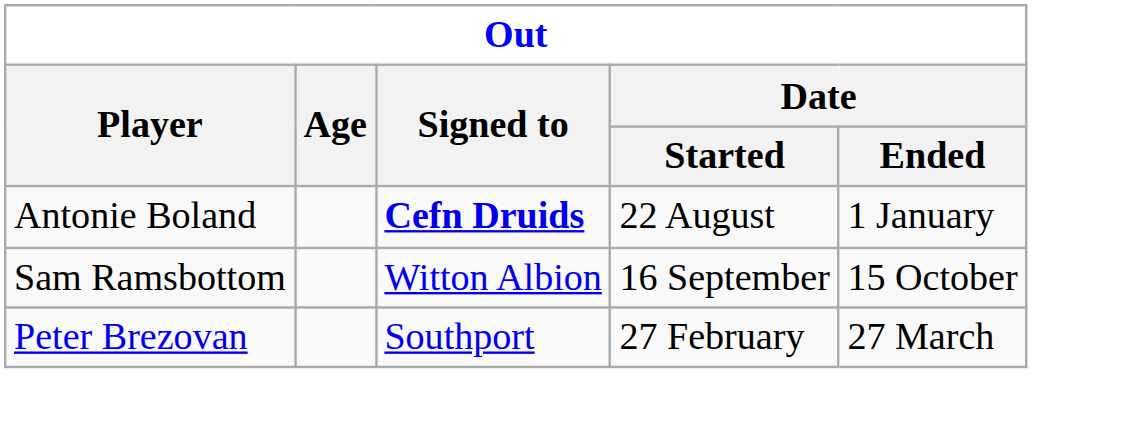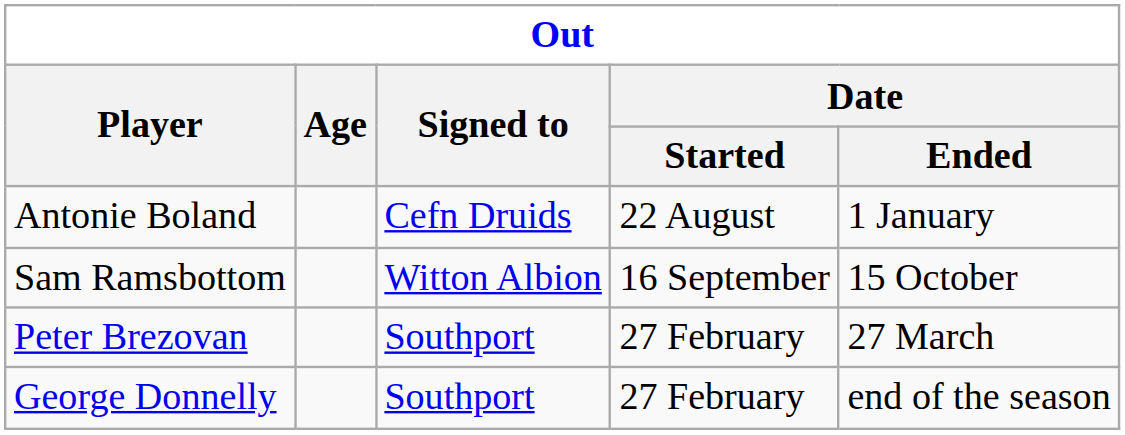(484, 215) bold -> (478, 215) normal
+ row: (145, 397)
